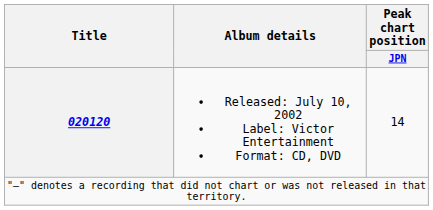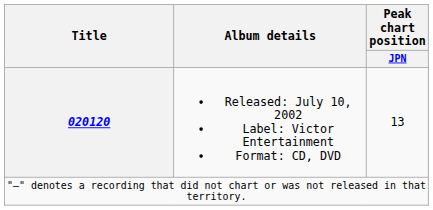(398, 122) 14 -> (398, 122) 13
